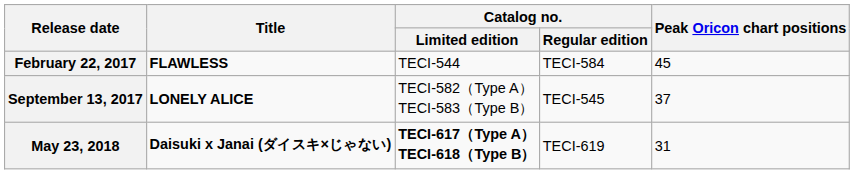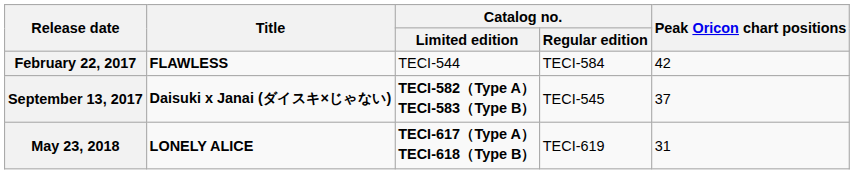(663, 63) 45 -> (663, 63) 42
(201, 99) LONELY ALICE -> (271, 98) Daisuki x Janai (ダイスキ×じゃない)
(466, 98) normal -> (467, 98) bold
(271, 145) Daisuki x Janai (ダイスキ×じゃない) -> (201, 145) LONELY ALICE
